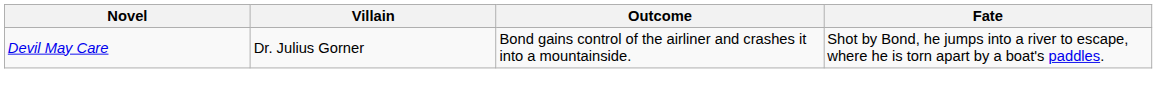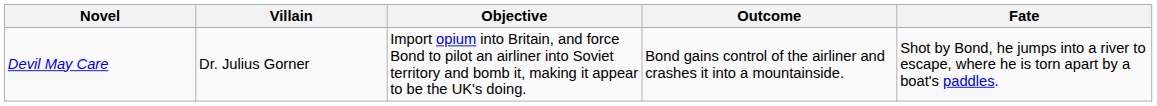+ column: (514, 16)
